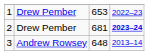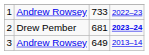(46, 12) Drew Pember -> (52, 12) Andrew Rowsey
(100, 12) 653 -> (100, 12) 733
(100, 43) 648 -> (100, 43) 649
